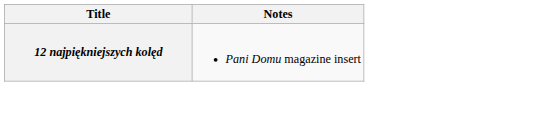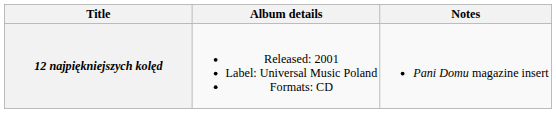+ column: (286, 14)
